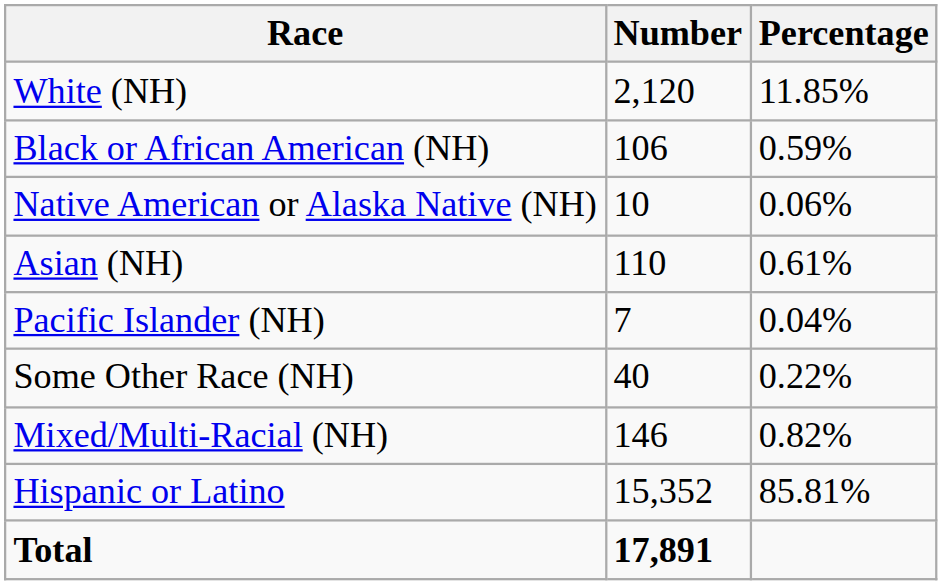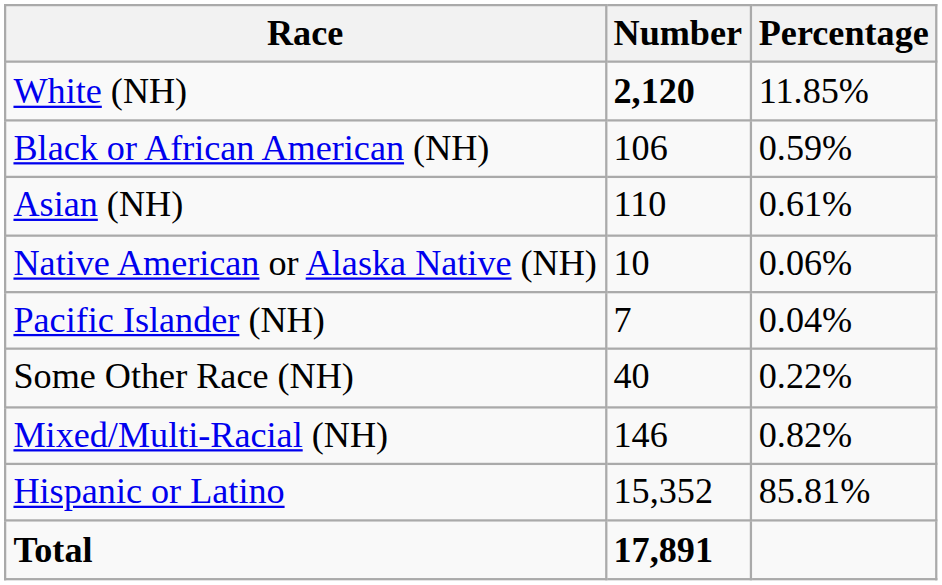(654, 90) normal -> (654, 90) bold
rows swapped: (305, 205) <-> (98, 262)
